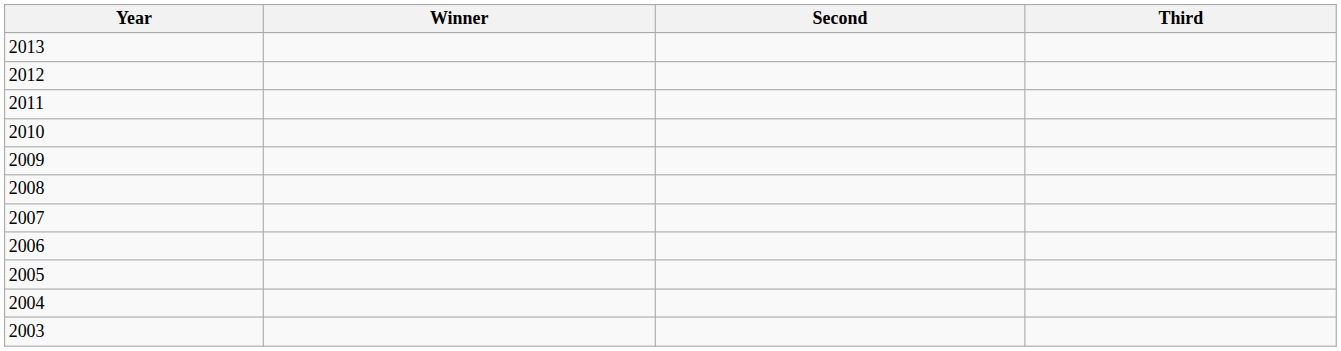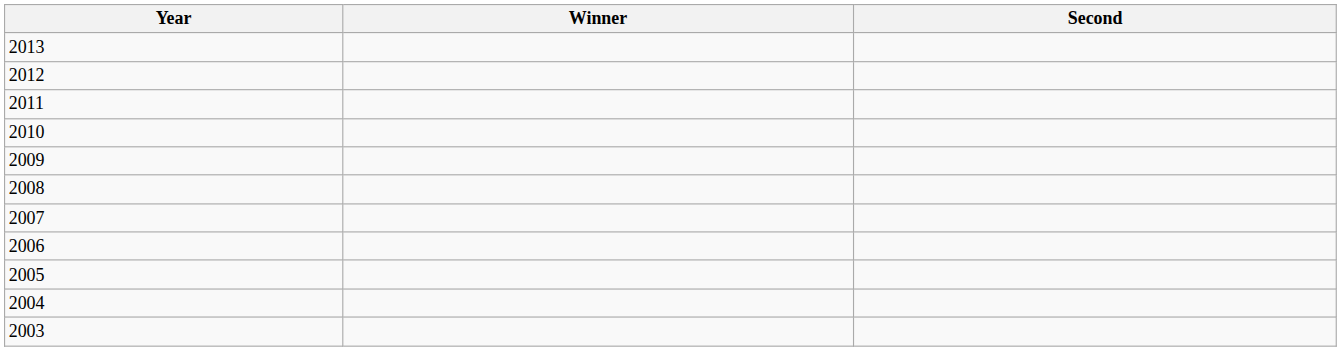- column: (1181, 18)
